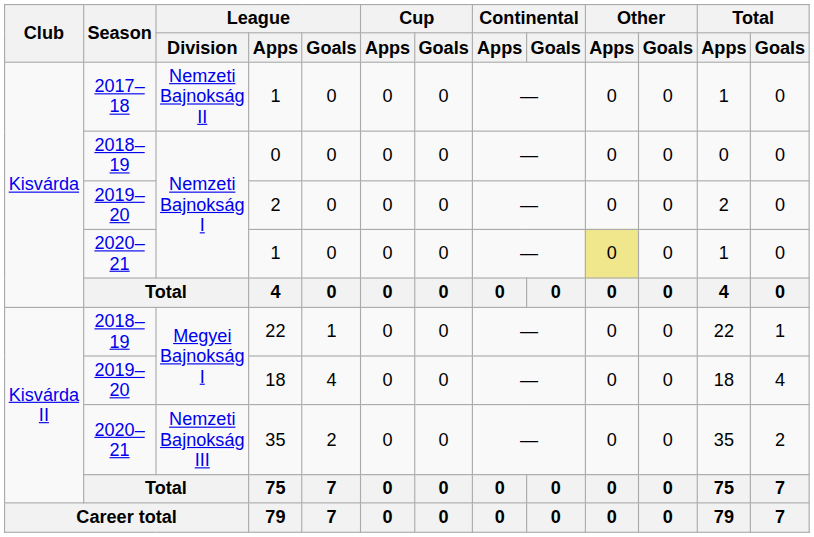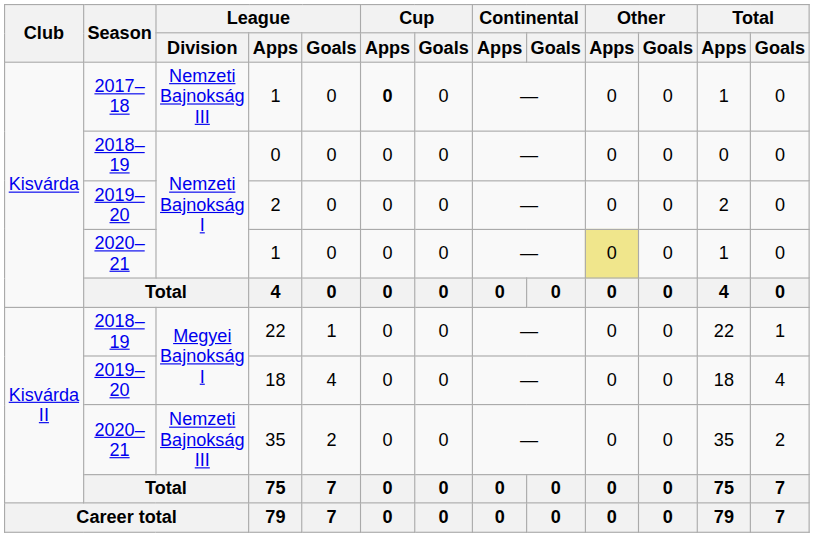(202, 96) Nemzeti Bajnokság II -> (202, 96) Nemzeti Bajnokság III
(388, 96) normal -> (388, 96) bold
